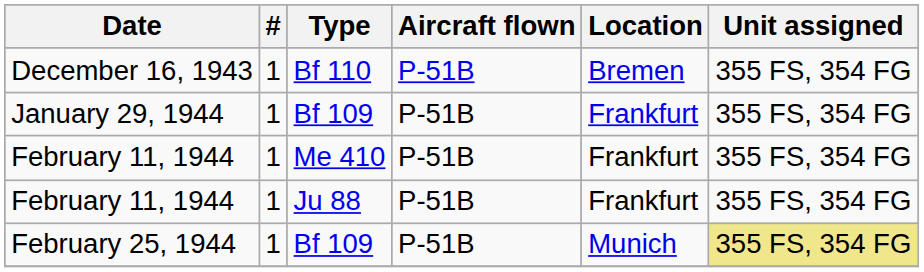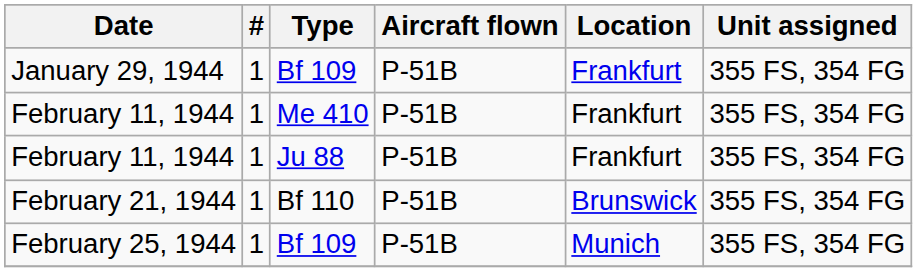- row: (132, 69)
+ row: (124, 200)
(813, 244) khaki background -> (807, 244) no background
